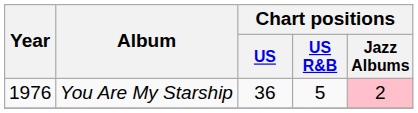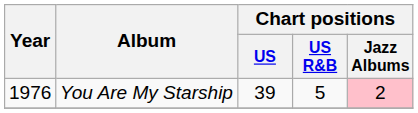(265, 93) 36 -> (265, 93) 39
